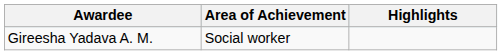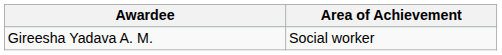- column: (423, 15)
